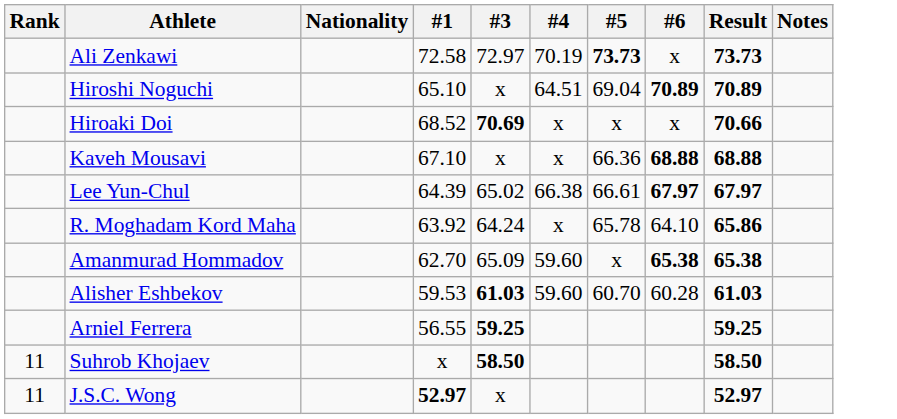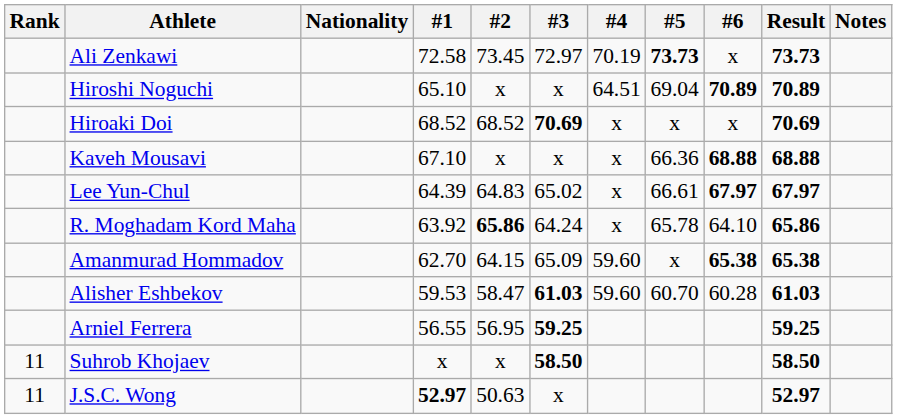+ column: (500, 21)
(738, 123) 70.66 -> (796, 123) 70.69
(558, 191) 66.38 -> (617, 191) x
